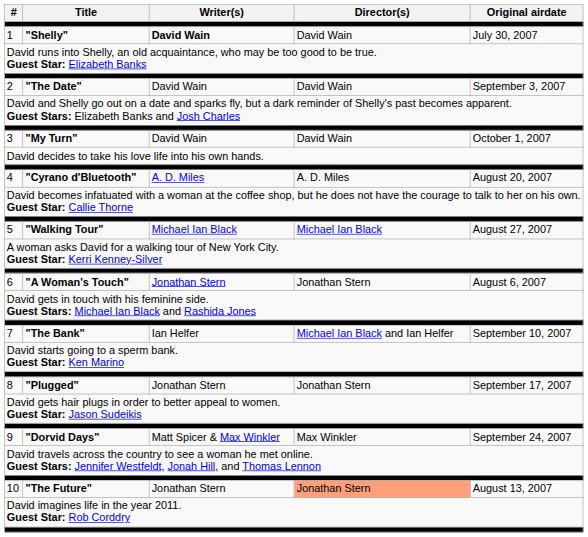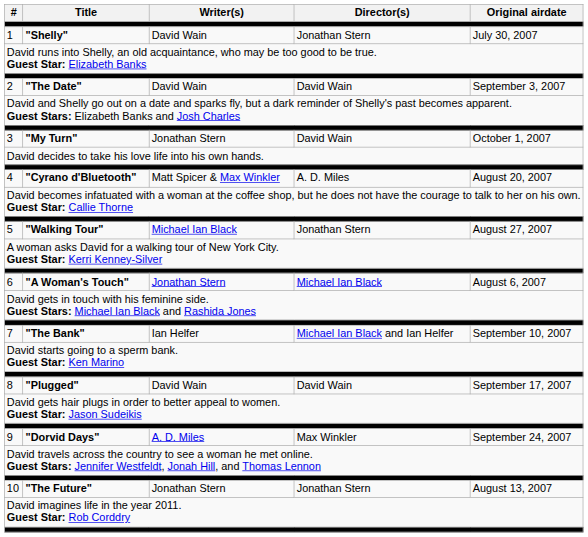(181, 35) bold -> (179, 35) normal
(324, 35) David Wain -> (334, 35) Jonathan Stern
(179, 138) David Wain -> (189, 138) Jonathan Stern
(178, 178) A. D. Miles -> (216, 178) Matt Spicer & Max Winkler
(339, 230) Michael Ian Black -> (334, 230) Jonathan Stern
(334, 281) Jonathan Stern -> (339, 281) Michael Ian Black
(189, 385) Jonathan Stern -> (179, 385) David Wain
(334, 385) Jonathan Stern -> (324, 385) David Wain
(216, 437) Matt Spicer & Max Winkler -> (178, 437) A. D. Miles
(334, 489) lightsalmon background -> (334, 489) no background
